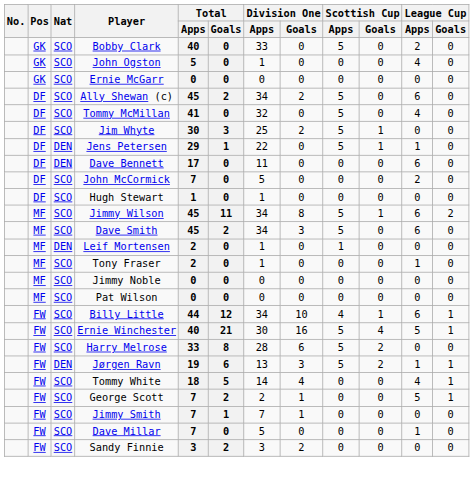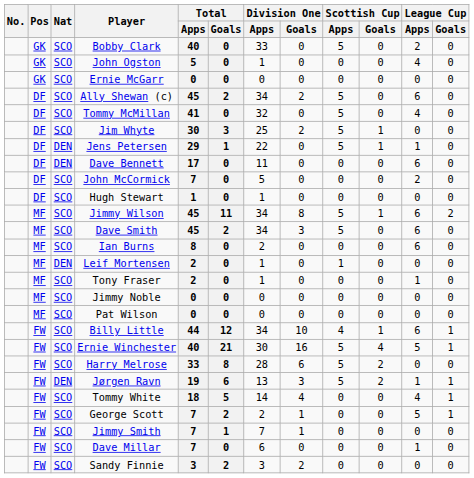+ row: (127, 247)
(262, 431) 5 -> (262, 448) 6
